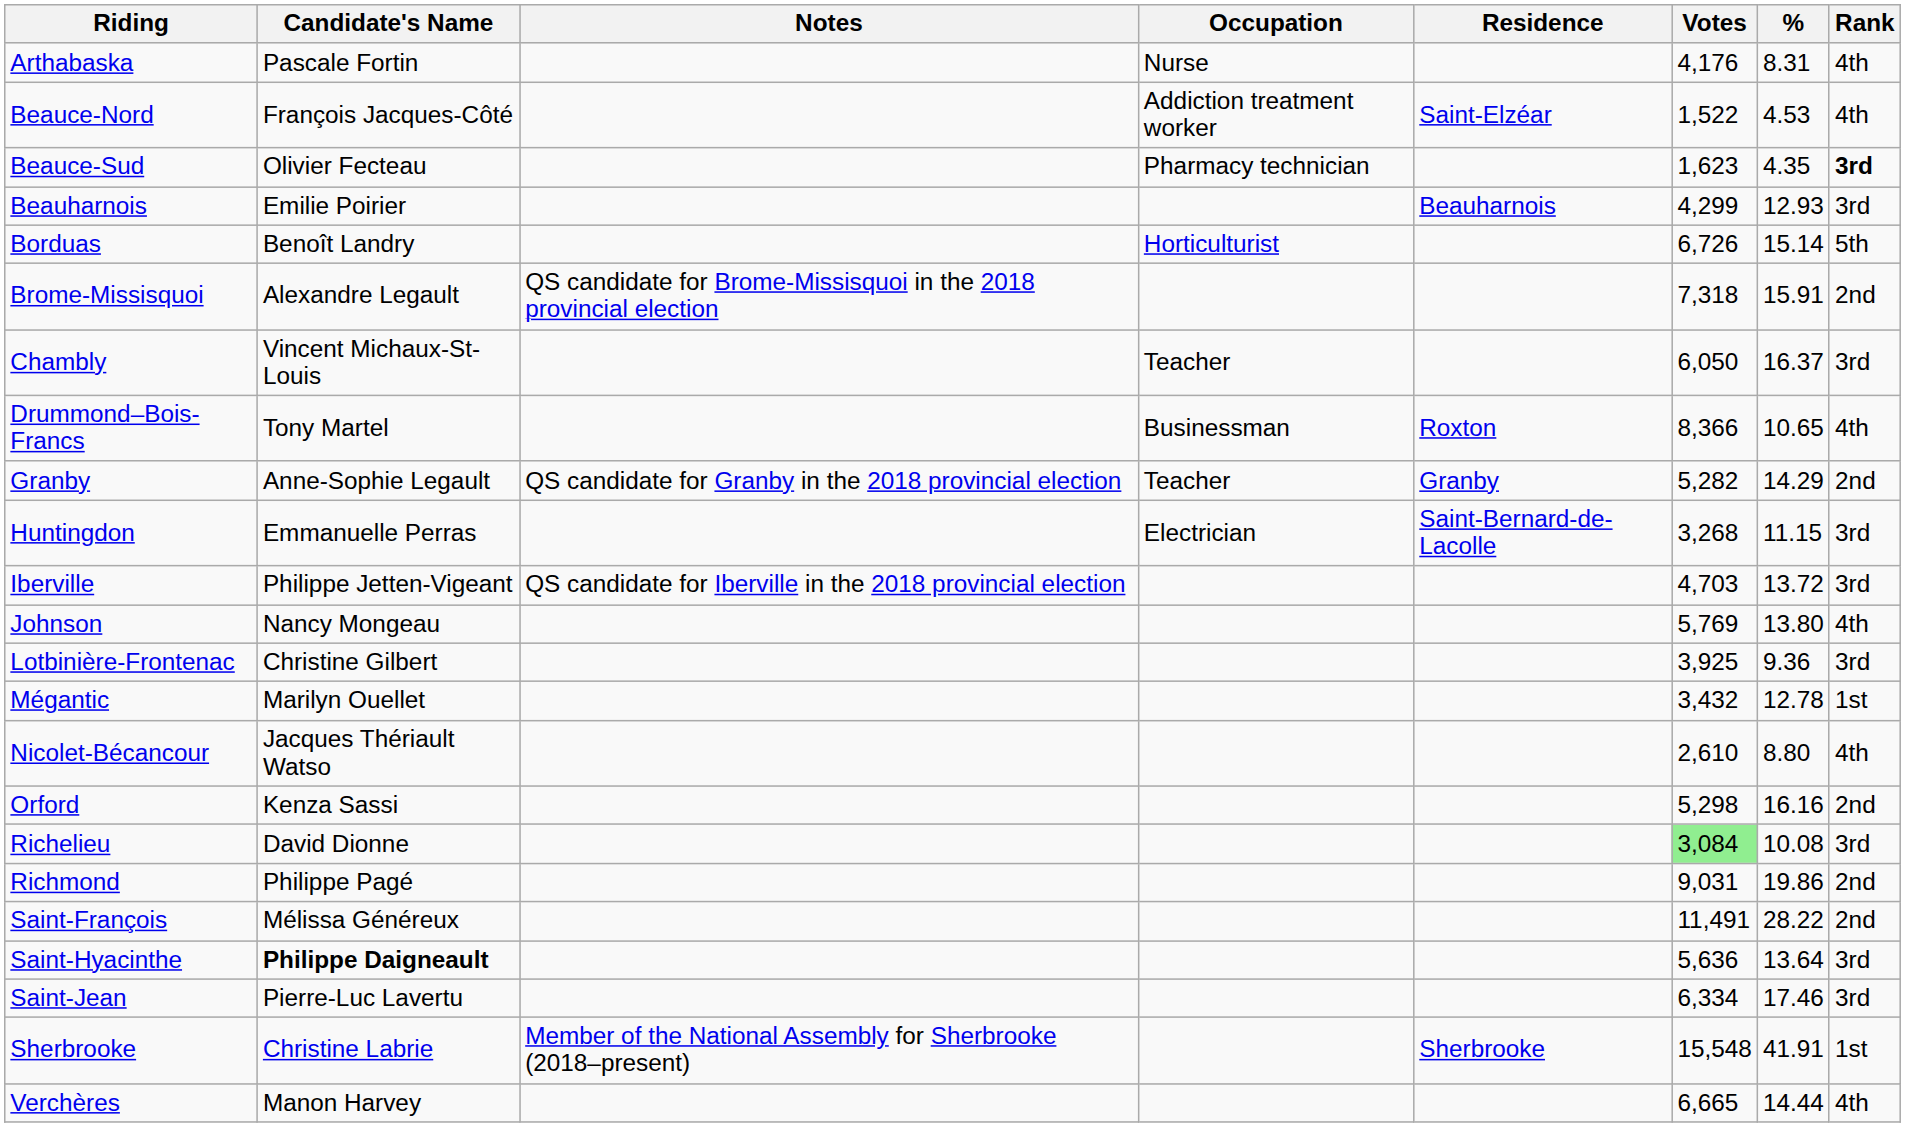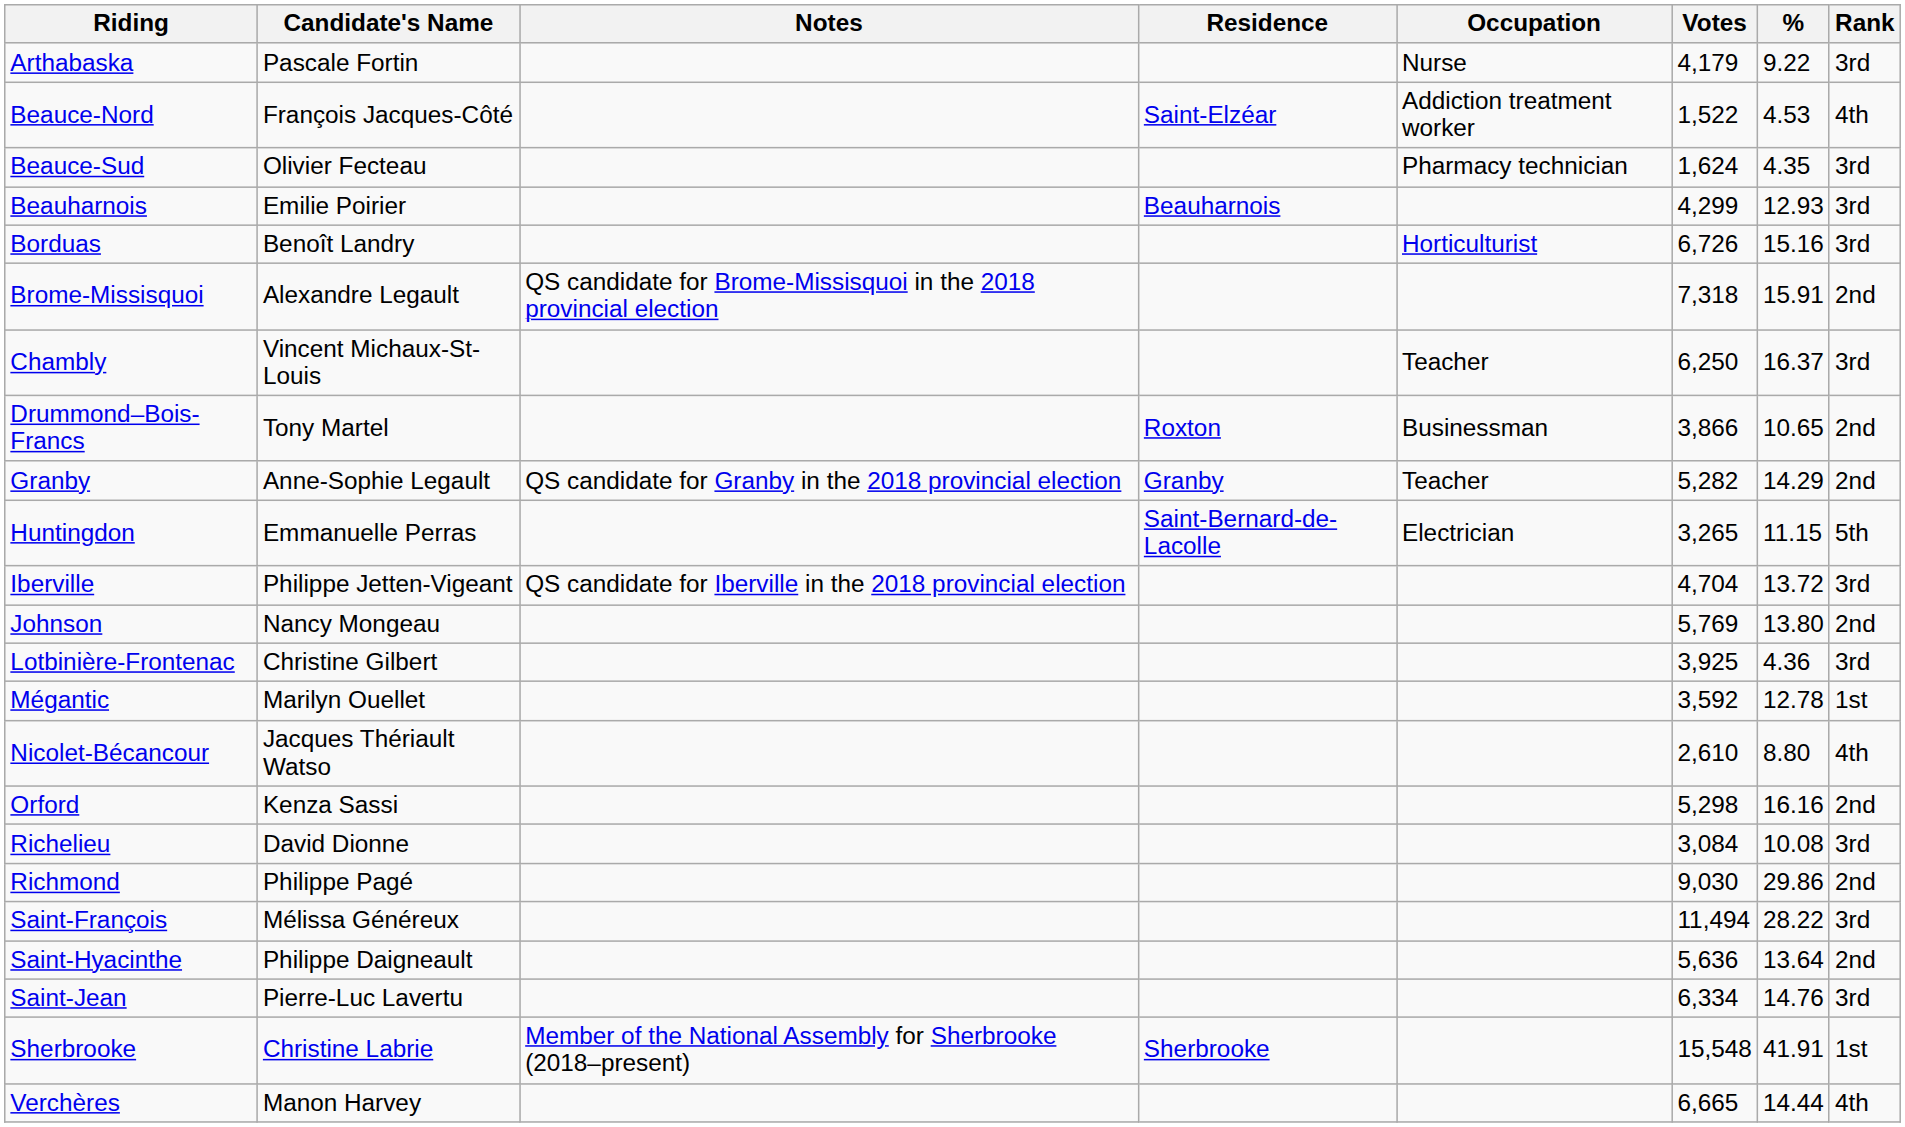columns swapped: (1543, 23) <-> (1276, 23)
(1708, 62) 4,176 -> (1708, 62) 4,179
(1787, 62) 8.31 -> (1787, 62) 9.22
(1852, 62) 4th -> (1853, 62) 3rd
(1708, 166) 1,623 -> (1708, 166) 1,624
(1854, 166) bold -> (1853, 166) normal
(1793, 243) 15.14 -> (1793, 243) 15.16
(1852, 243) 5th -> (1853, 243) 3rd
(1708, 362) 6,050 -> (1708, 362) 6,250
(1708, 428) 8,366 -> (1708, 428) 3,866
(1852, 428) 4th -> (1855, 428) 2nd
(1708, 532) 3,268 -> (1708, 532) 3,265
(1853, 532) 3rd -> (1852, 532) 5th
(1708, 584) 4,703 -> (1708, 584) 4,704
(1852, 623) 4th -> (1855, 623) 2nd
(1787, 661) 9.36 -> (1787, 661) 4.36
(1708, 700) 3,432 -> (1708, 700) 3,592
(1708, 843) lightgreen background -> (1708, 843) no background
(1708, 882) 9,031 -> (1708, 882) 9,030
(1793, 882) 19.86 -> (1793, 882) 29.86
(1714, 920) 11,491 -> (1714, 920) 11,494
(1855, 920) 2nd -> (1853, 920) 3rd
(376, 959) bold -> (368, 959) normal
(1853, 959) 3rd -> (1855, 959) 2nd
(1793, 997) 17.46 -> (1793, 997) 14.76
